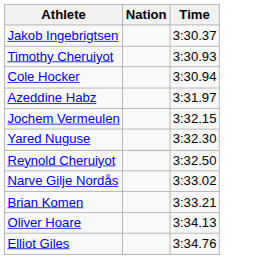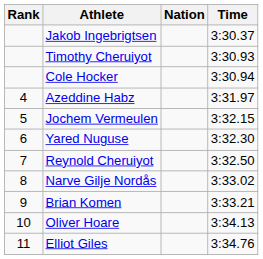+ column: (23, 14)
